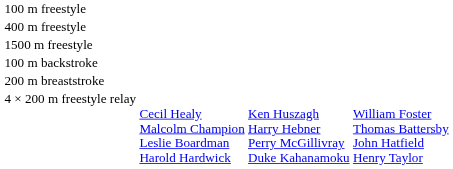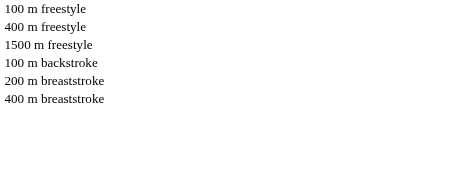+ row: (54, 99)
- row: (70, 99)
